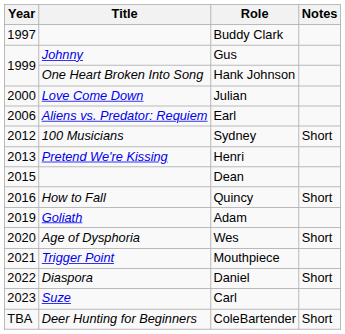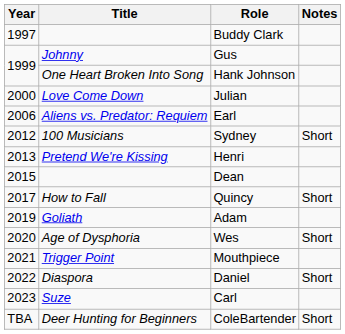(22, 197) 2016 -> (22, 197) 2017
